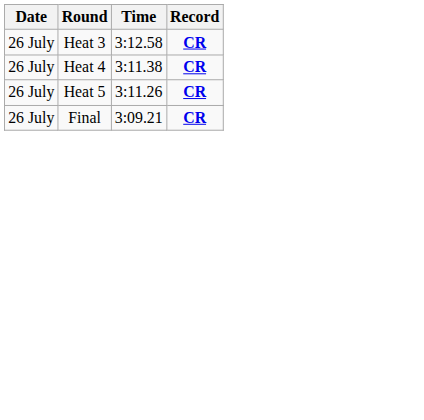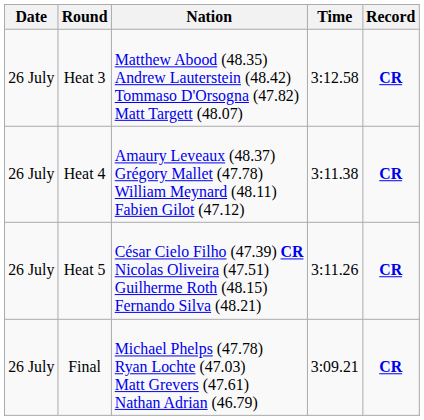+ column: (209, 17)
